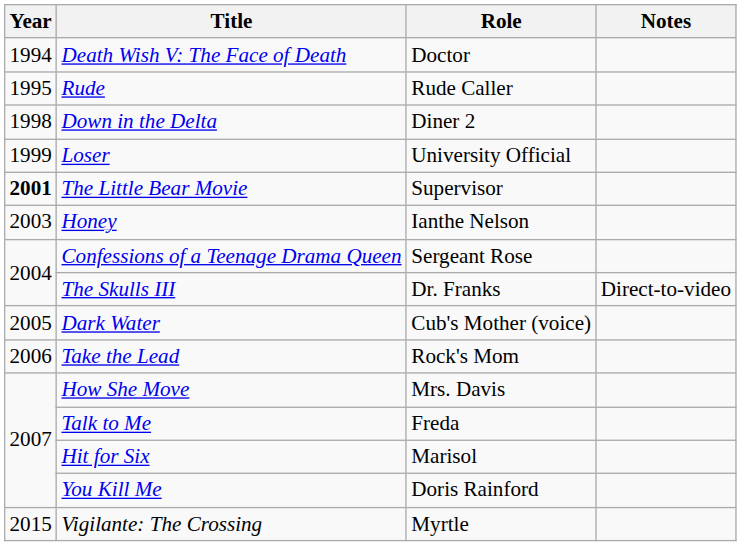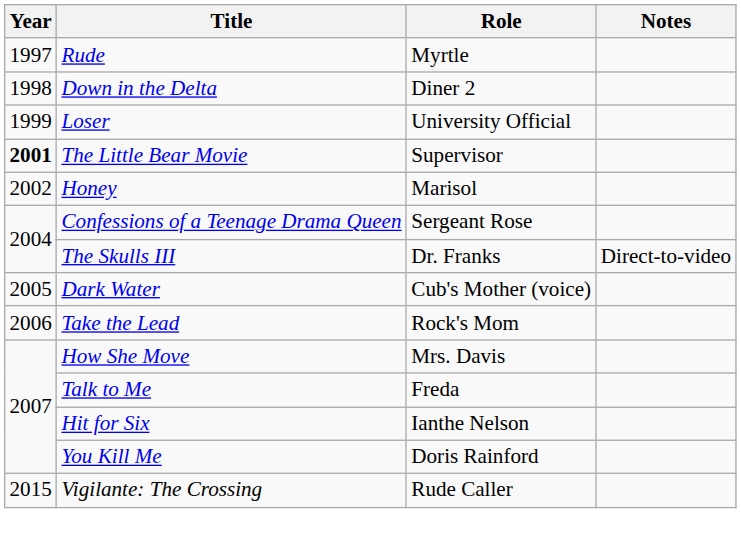- row: (204, 54)
(31, 88) 1995 -> (31, 54) 1997
(462, 88) Rude Caller -> (440, 54) Myrtle
(31, 222) 2003 -> (31, 188) 2002
(470, 222) Ianthe Nelson -> (444, 188) Marisol
(444, 456) Marisol -> (470, 423) Ianthe Nelson
(440, 523) Myrtle -> (462, 490) Rude Caller
